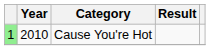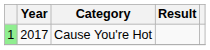(34, 34) 2010 -> (34, 34) 2017
